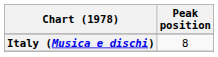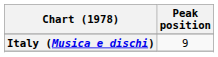(185, 43) 8 -> (185, 43) 9
